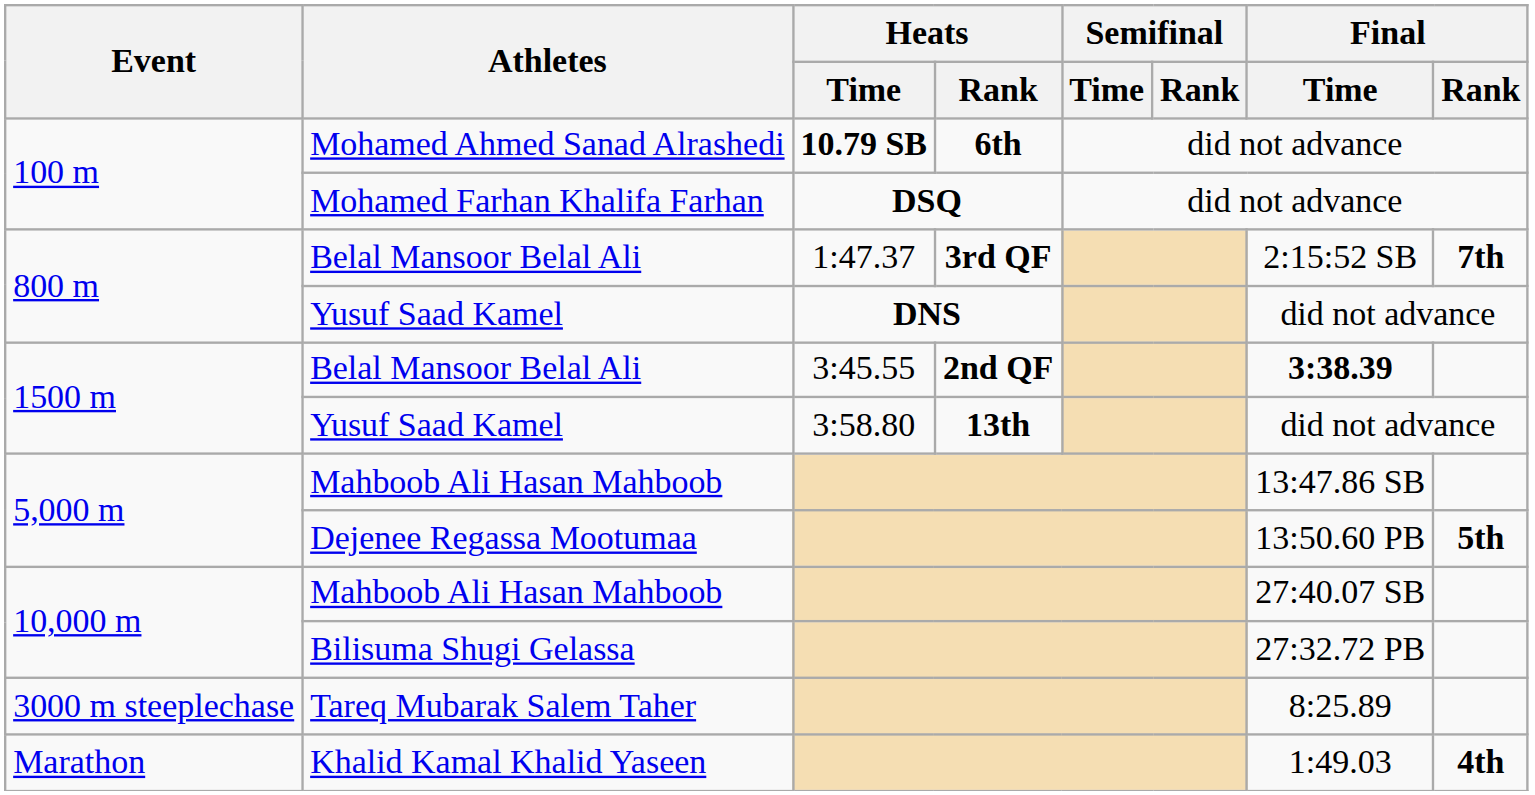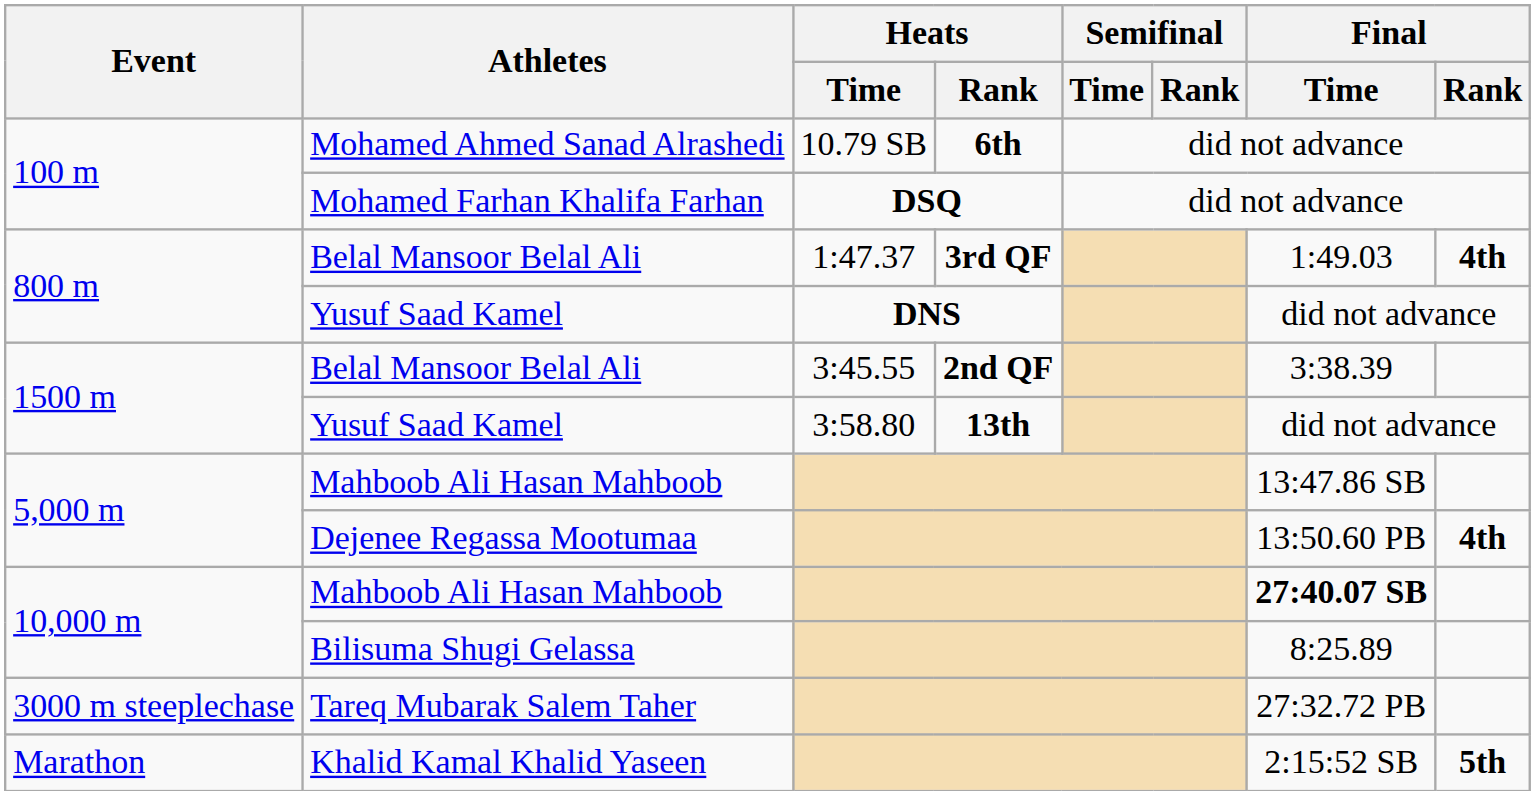(864, 145) bold -> (864, 145) normal
(1340, 257) 2:15:52 SB -> (1341, 257) 1:49.03
(1481, 257) 7th -> (1483, 257) 4th
(1340, 369) bold -> (1341, 369) normal
(1481, 537) 5th -> (1483, 537) 4th
(1340, 593) normal -> (1341, 593) bold
(1340, 649) 27:32.72 PB -> (1341, 649) 8:25.89
(1340, 705) 8:25.89 -> (1341, 705) 27:32.72 PB
(1340, 761) 1:49.03 -> (1341, 761) 2:15:52 SB
(1481, 761) 4th -> (1483, 761) 5th
